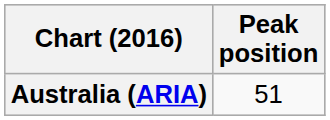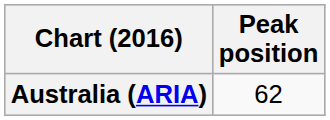(269, 94) 51 -> (269, 94) 62
